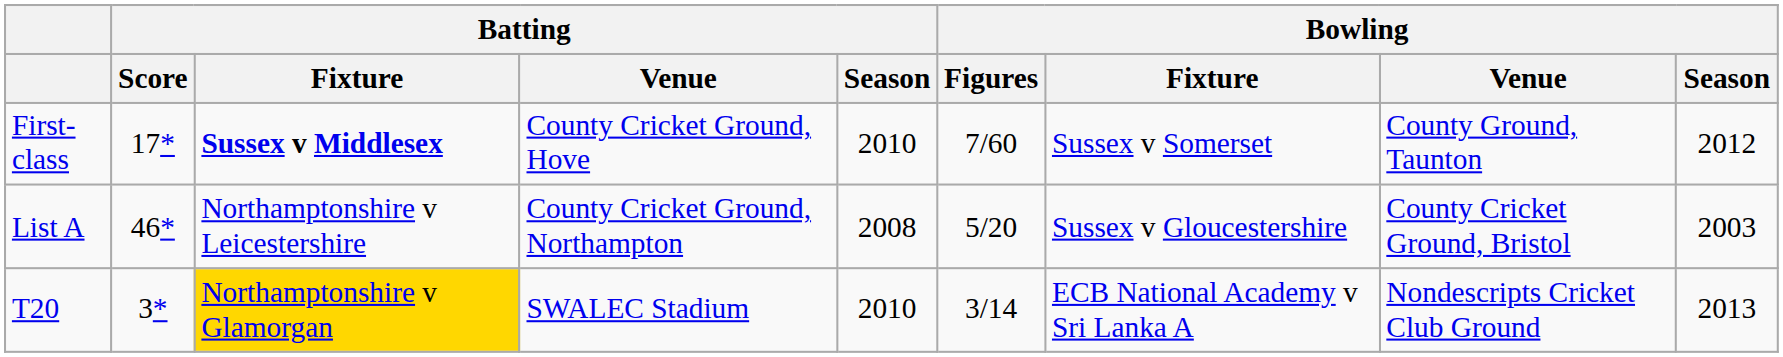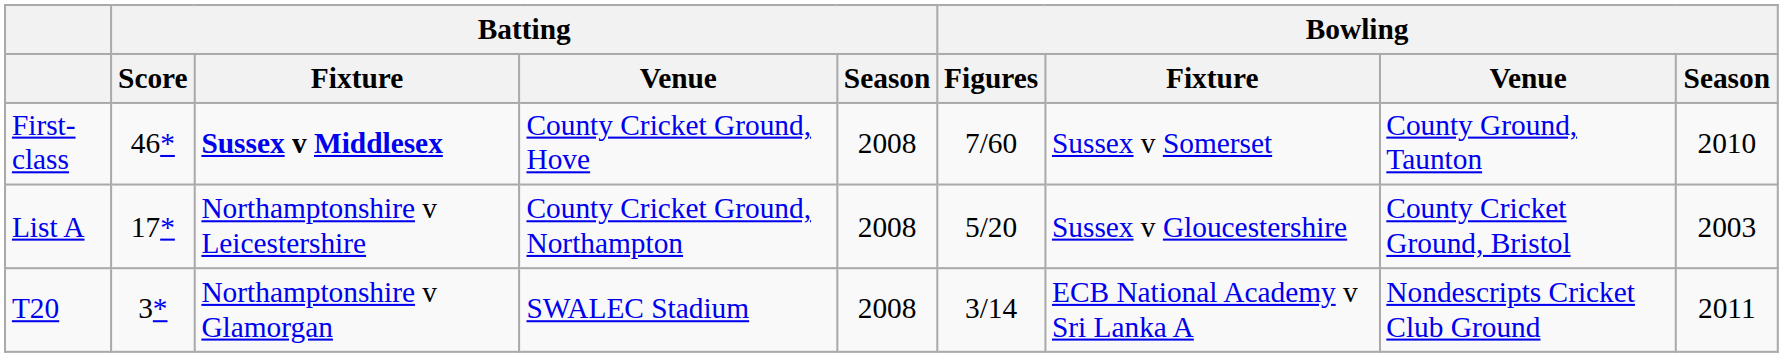(153, 143) 17* -> (153, 143) 46*
(887, 143) 2010 -> (887, 143) 2008
(1727, 143) 2012 -> (1727, 143) 2010
(153, 226) 46* -> (153, 226) 17*
(319, 309) gold background -> (319, 309) no background
(887, 309) 2010 -> (887, 309) 2008
(1727, 309) 2013 -> (1727, 309) 2011
